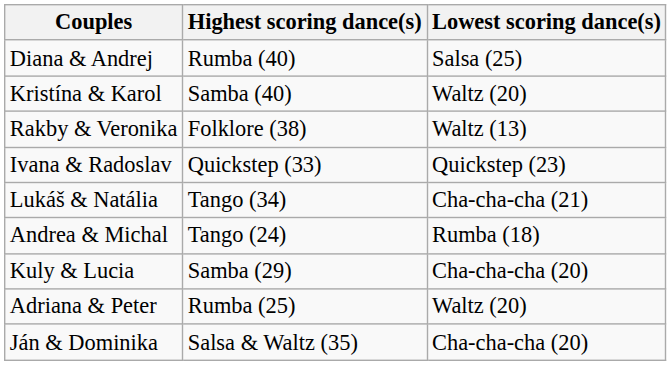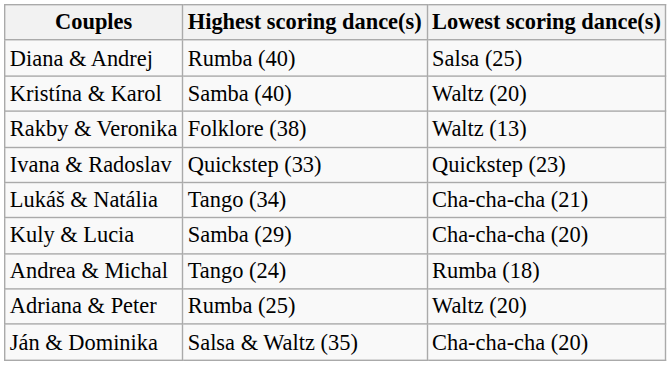rows swapped: (72, 270) <-> (89, 235)
